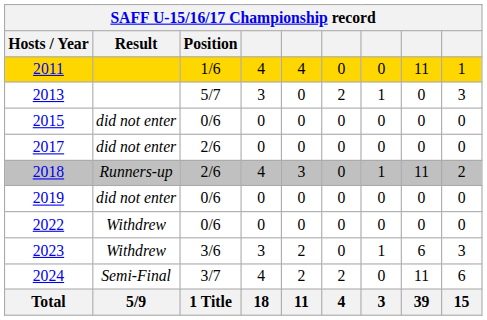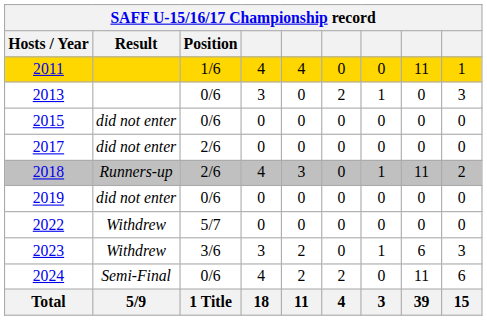(211, 95) 5/7 -> (211, 95) 0/6
(211, 224) 0/6 -> (211, 224) 5/7
(211, 276) 3/7 -> (211, 276) 0/6
